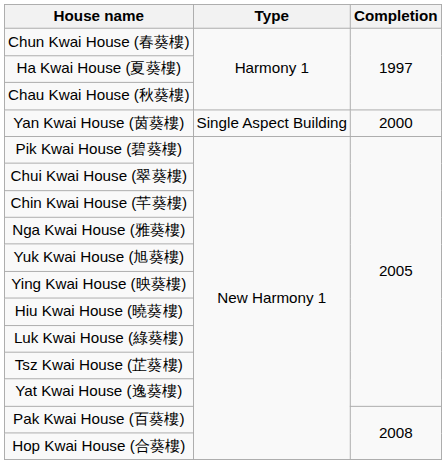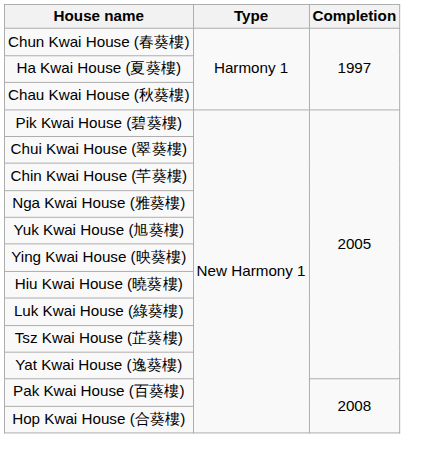- row: (99, 122)
